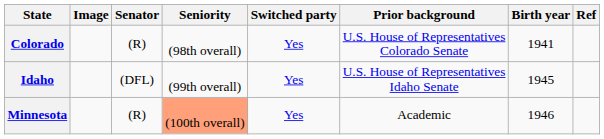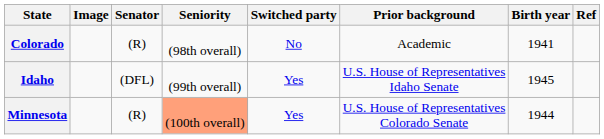(294, 43) Yes -> (294, 43) No
(424, 43) U.S. House of Representatives Colorado Senate -> (424, 43) Academic
(424, 115) Academic -> (424, 115) U.S. House of Representatives Colorado Senate
(541, 115) 1946 -> (541, 115) 1944
